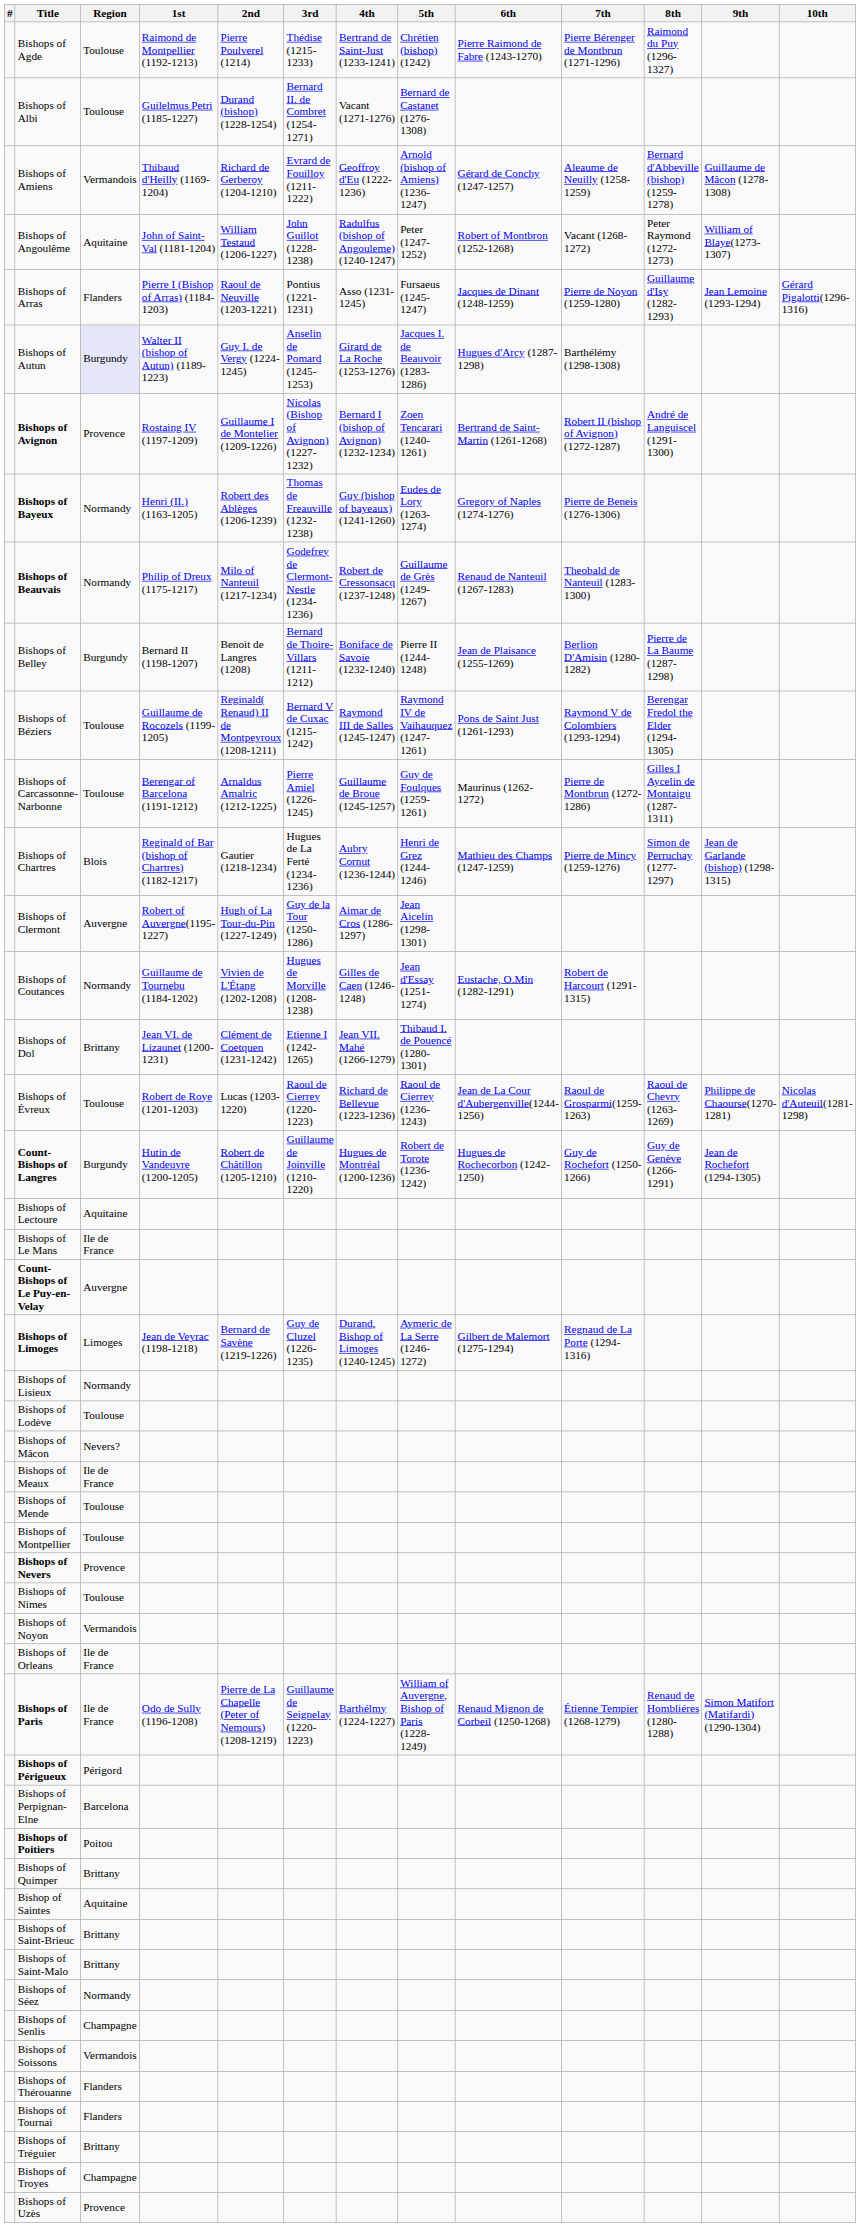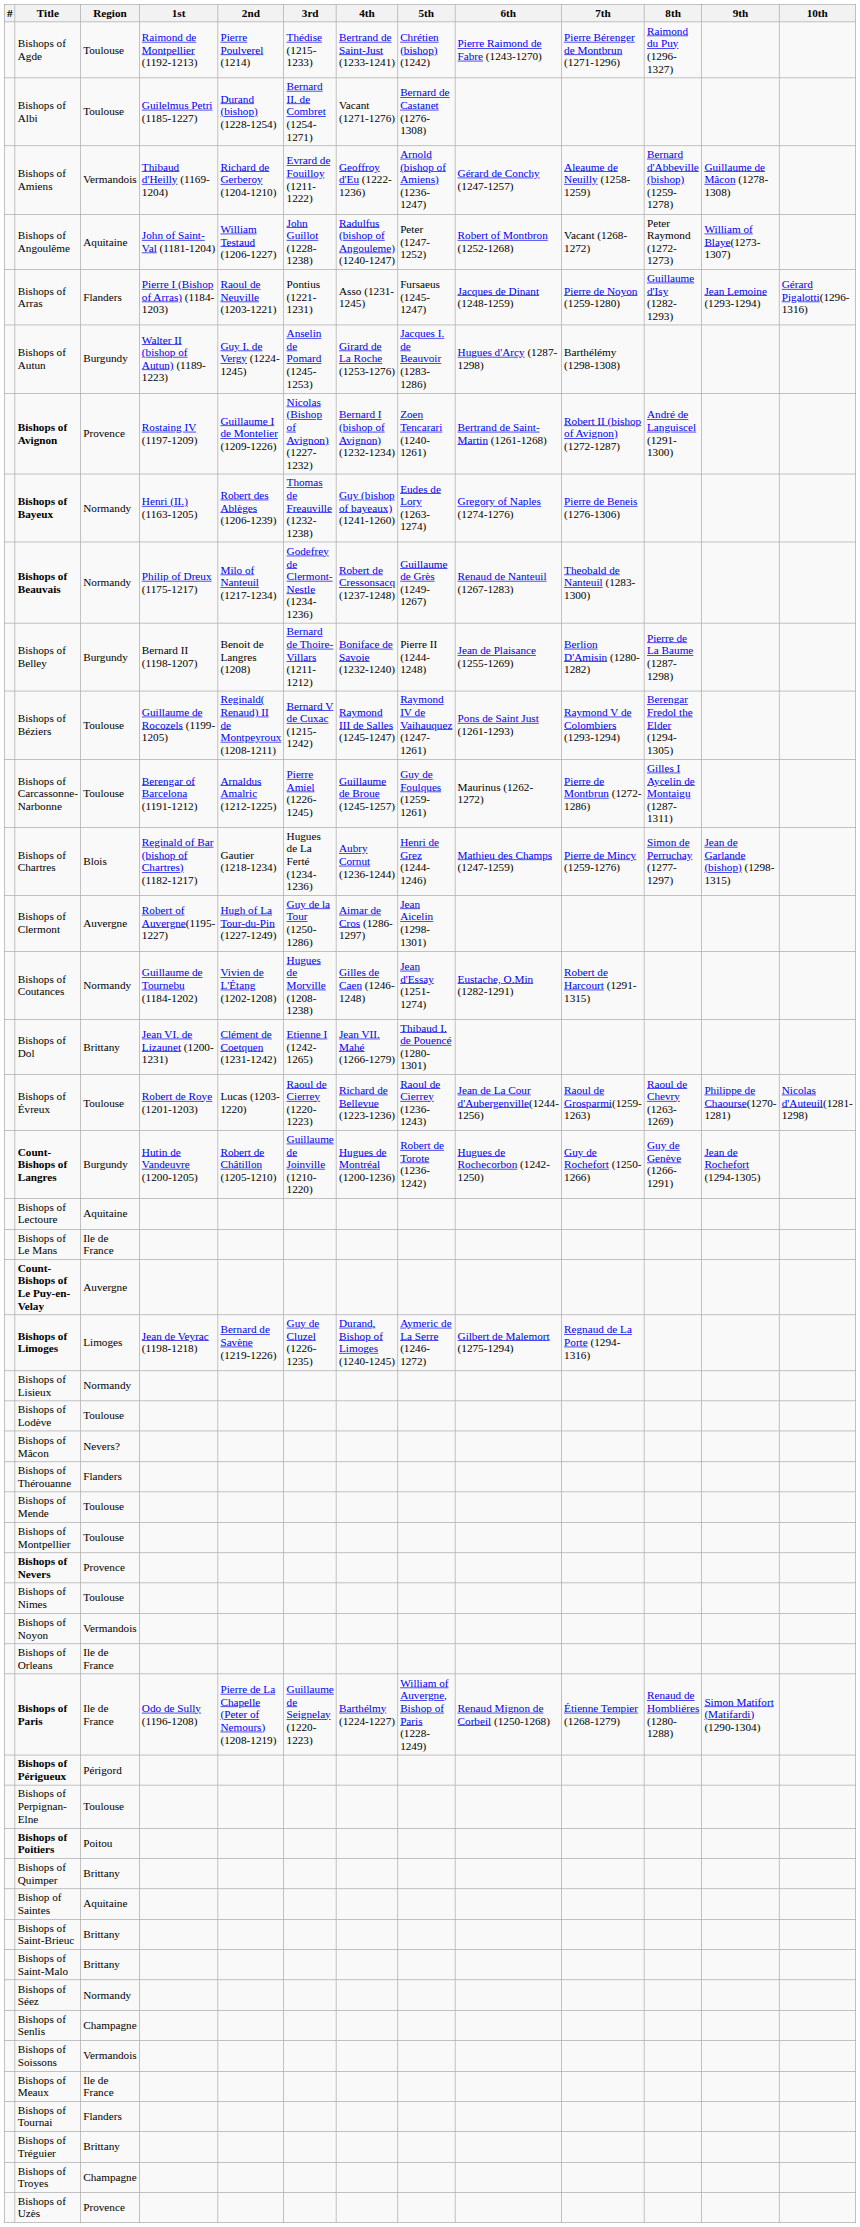(105, 359) lavender background -> (105, 359) no background
rows swapped: (42, 1476) <-> (44, 2086)
(106, 1806) Barcelona -> (104, 1806) Toulouse
